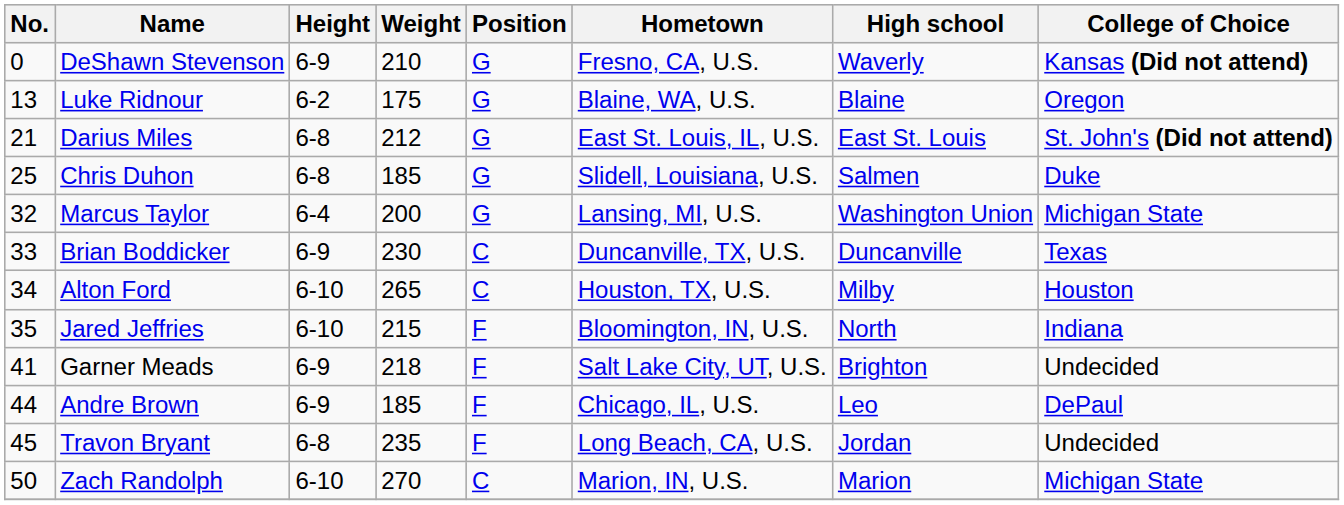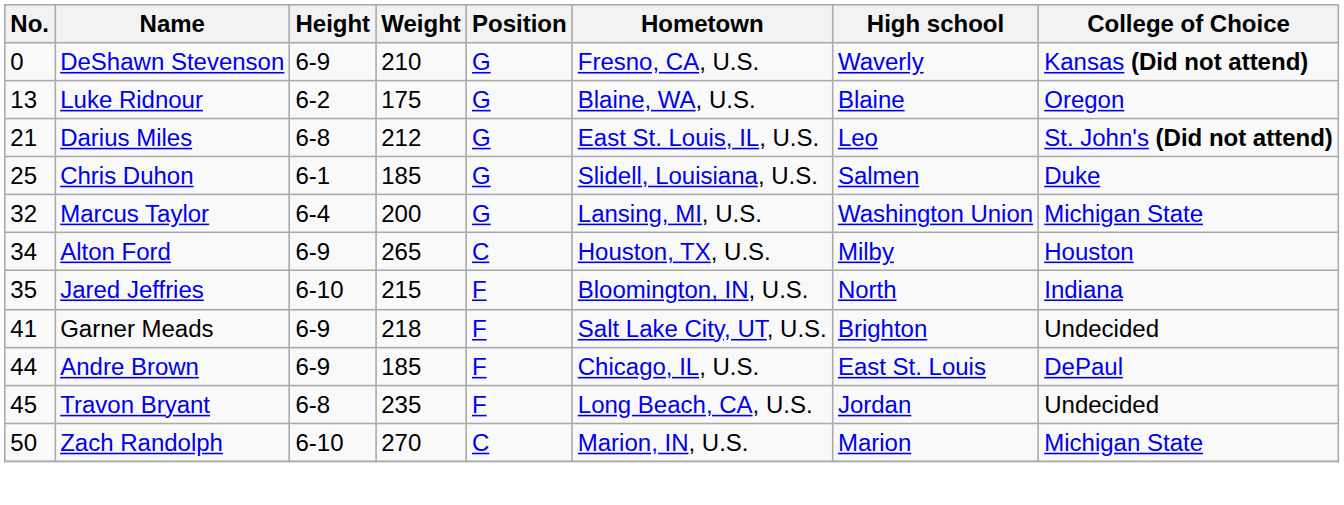(912, 138) East St. Louis -> (858, 138) Leo
(313, 176) 6-8 -> (313, 176) 6-1
- row: (145, 252)
(319, 290) 6-10 -> (313, 252) 6-9
(858, 404) Leo -> (912, 366) East St. Louis
